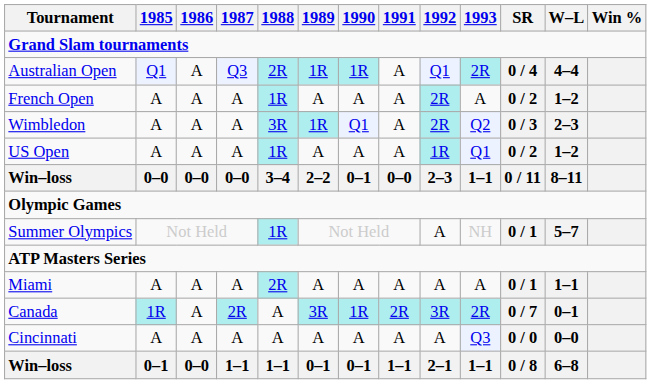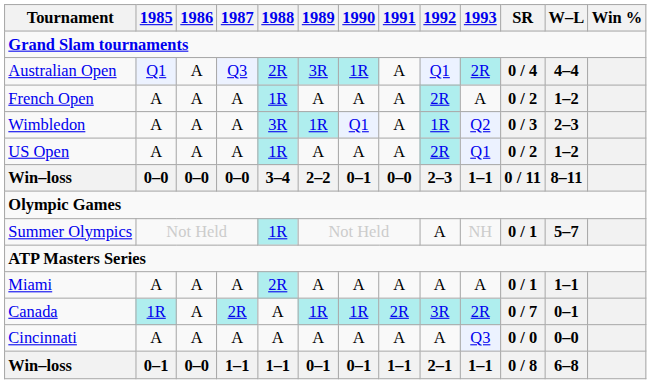(318, 70) 1R -> (318, 70) 3R
(440, 124) 2R -> (440, 124) 1R
(440, 150) 1R -> (440, 150) 2R
(318, 311) 3R -> (318, 311) 1R
